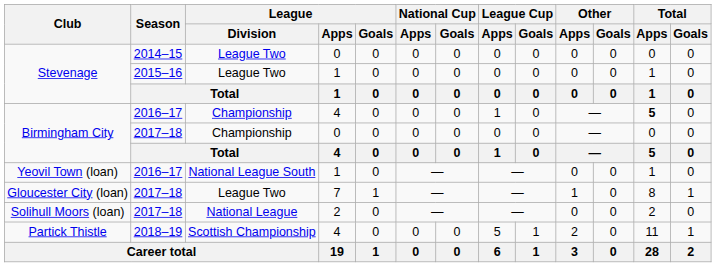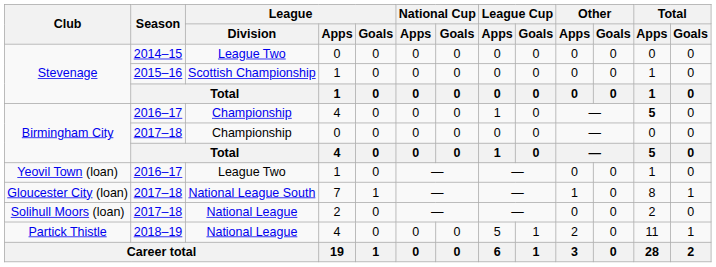(252, 73) League Two -> (252, 73) Scottish Championship
(252, 172) National League South -> (252, 172) League Two
(252, 192) League Two -> (252, 192) National League South
(252, 232) Scottish Championship -> (252, 232) National League
